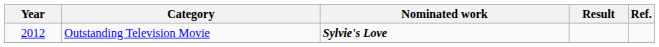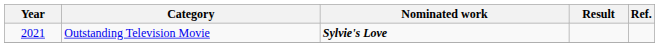(33, 33) 2012 -> (33, 33) 2021
